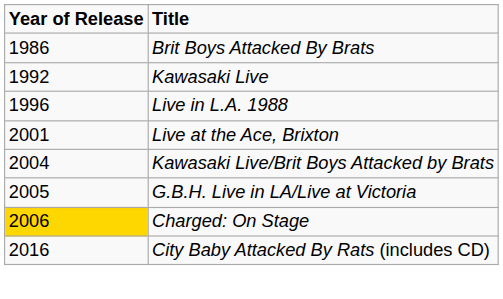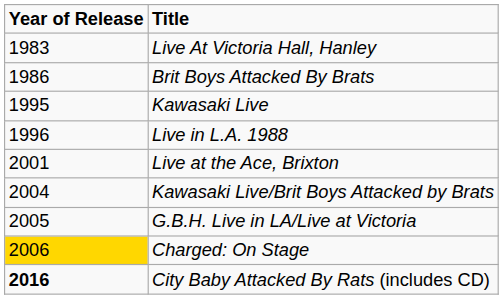+ row: (264, 47)
(29, 76) 1992 -> (29, 105) 1995
(29, 250) normal -> (29, 279) bold
